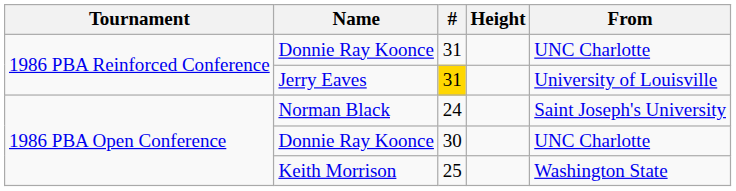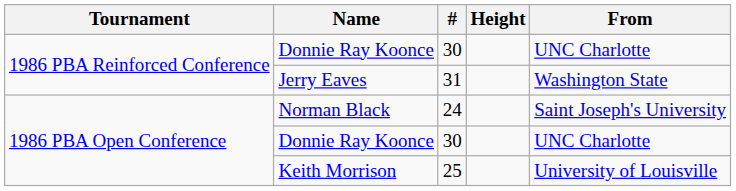(452, 49) 31 -> (452, 49) 30
(452, 79) gold background -> (452, 79) no background
(626, 79) University of Louisville -> (601, 79) Washington State
(601, 170) Washington State -> (626, 170) University of Louisville
